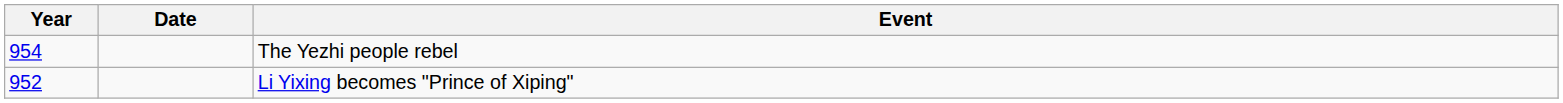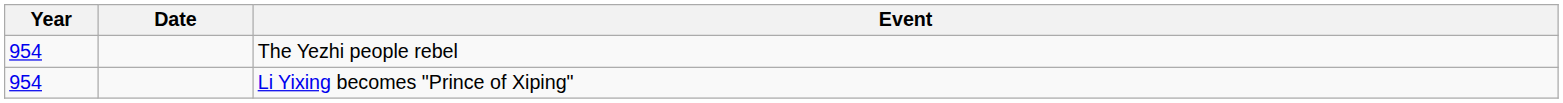(26, 82) 952 -> (26, 82) 954
